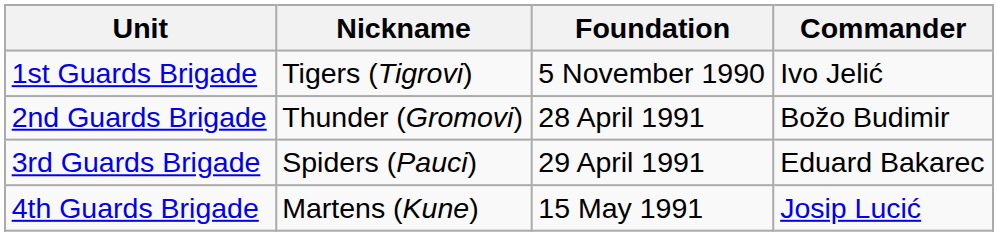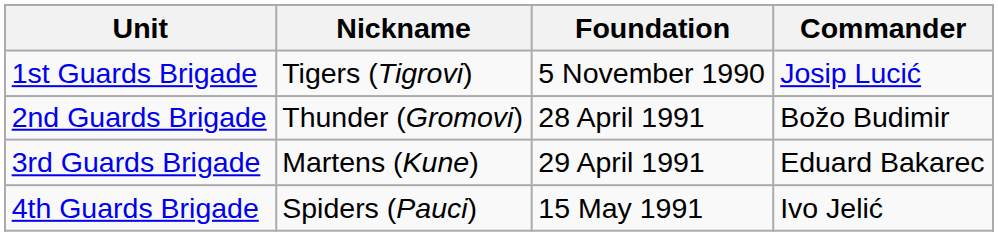(832, 73) Ivo Jelić -> (851, 73) Josip Lucić
(380, 163) Spiders (Pauci) -> (380, 163) Martens (Kune)
(380, 208) Martens (Kune) -> (380, 208) Spiders (Pauci)
(851, 208) Josip Lucić -> (832, 208) Ivo Jelić
